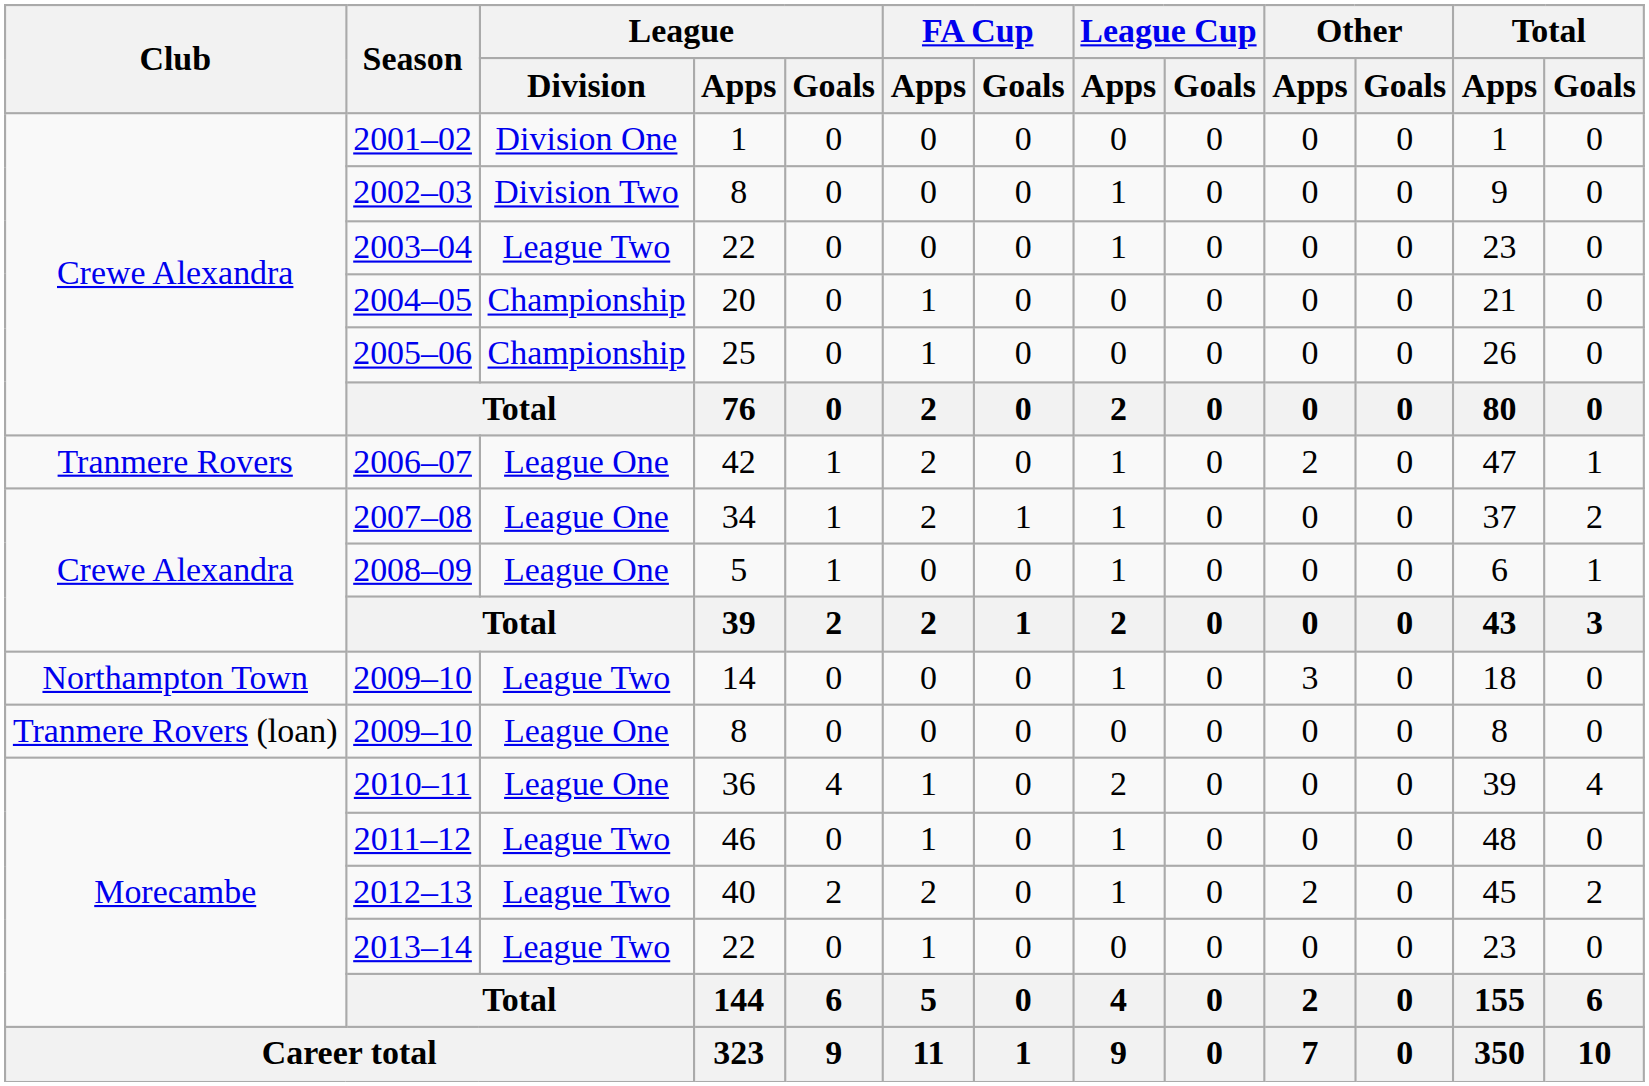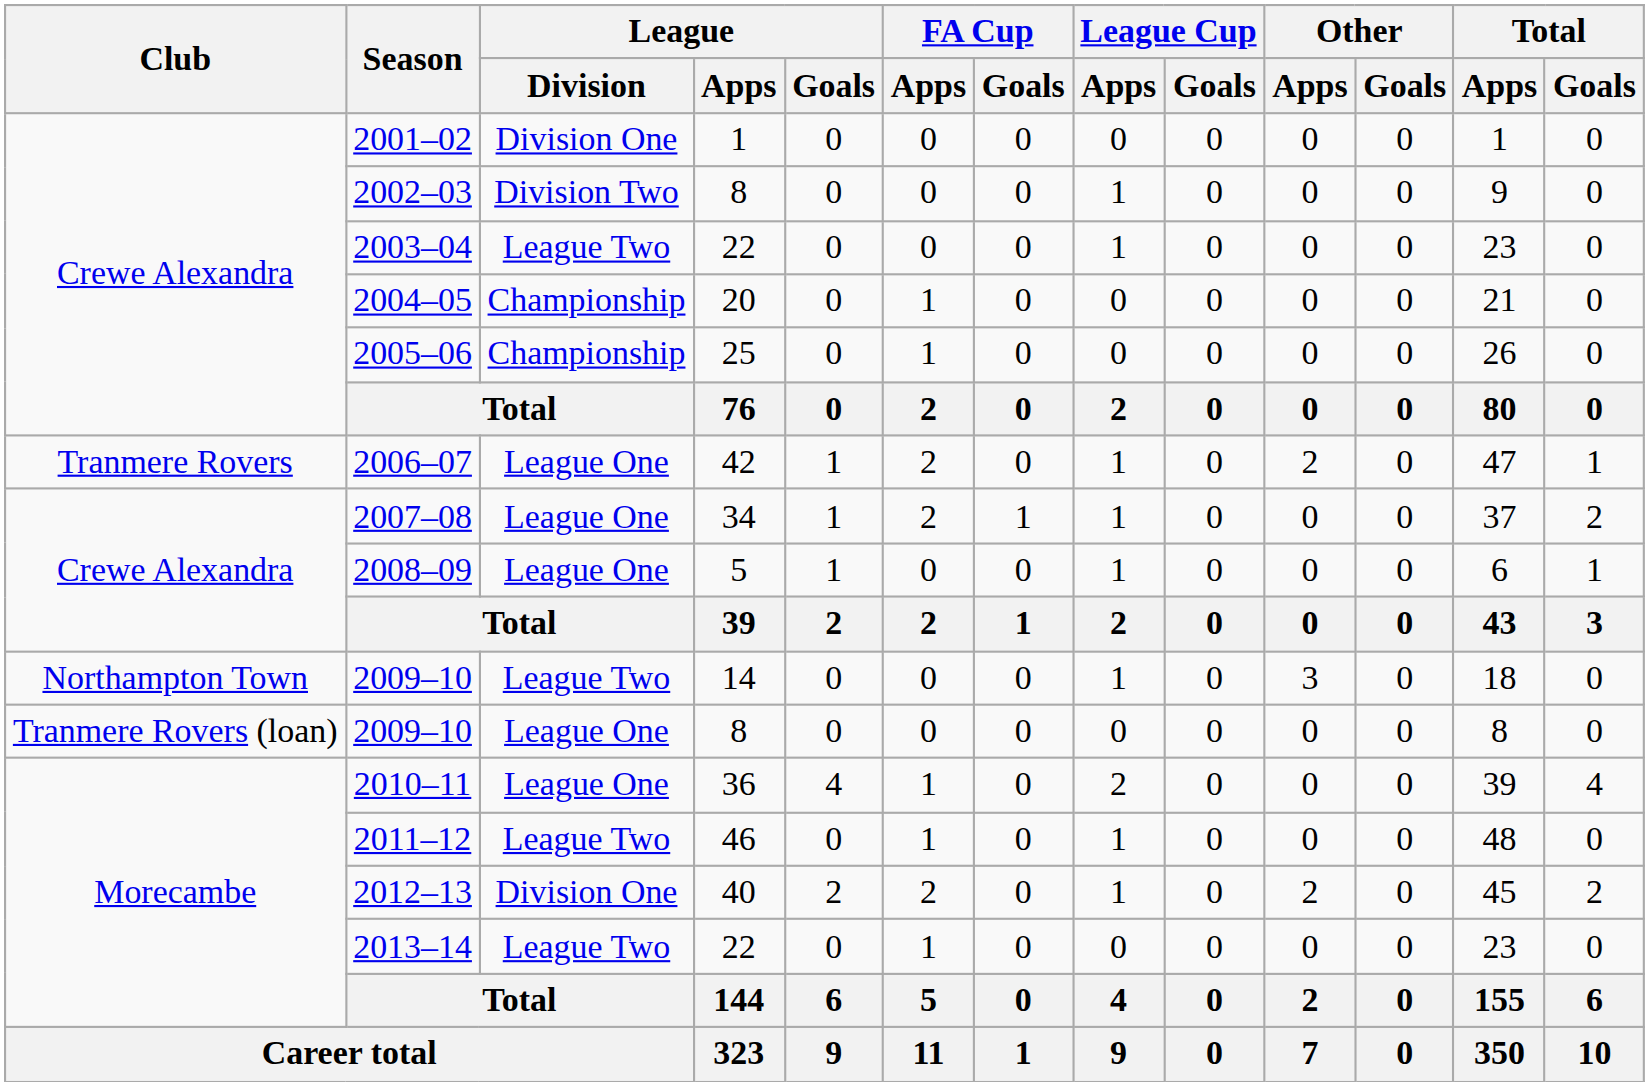(587, 892) League Two -> (587, 892) Division One
